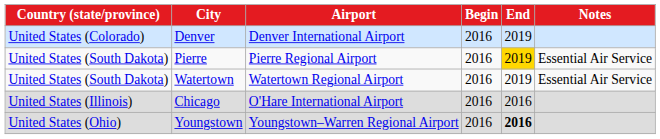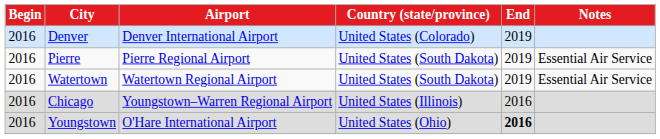columns swapped: (88, 15) <-> (482, 15)
(518, 58) gold background -> (518, 58) no background
(326, 101) O'Hare International Airport -> (227, 101) Youngstown–Warren Regional Airport
(354, 123) Youngstown–Warren Regional Airport -> (199, 123) O'Hare International Airport
